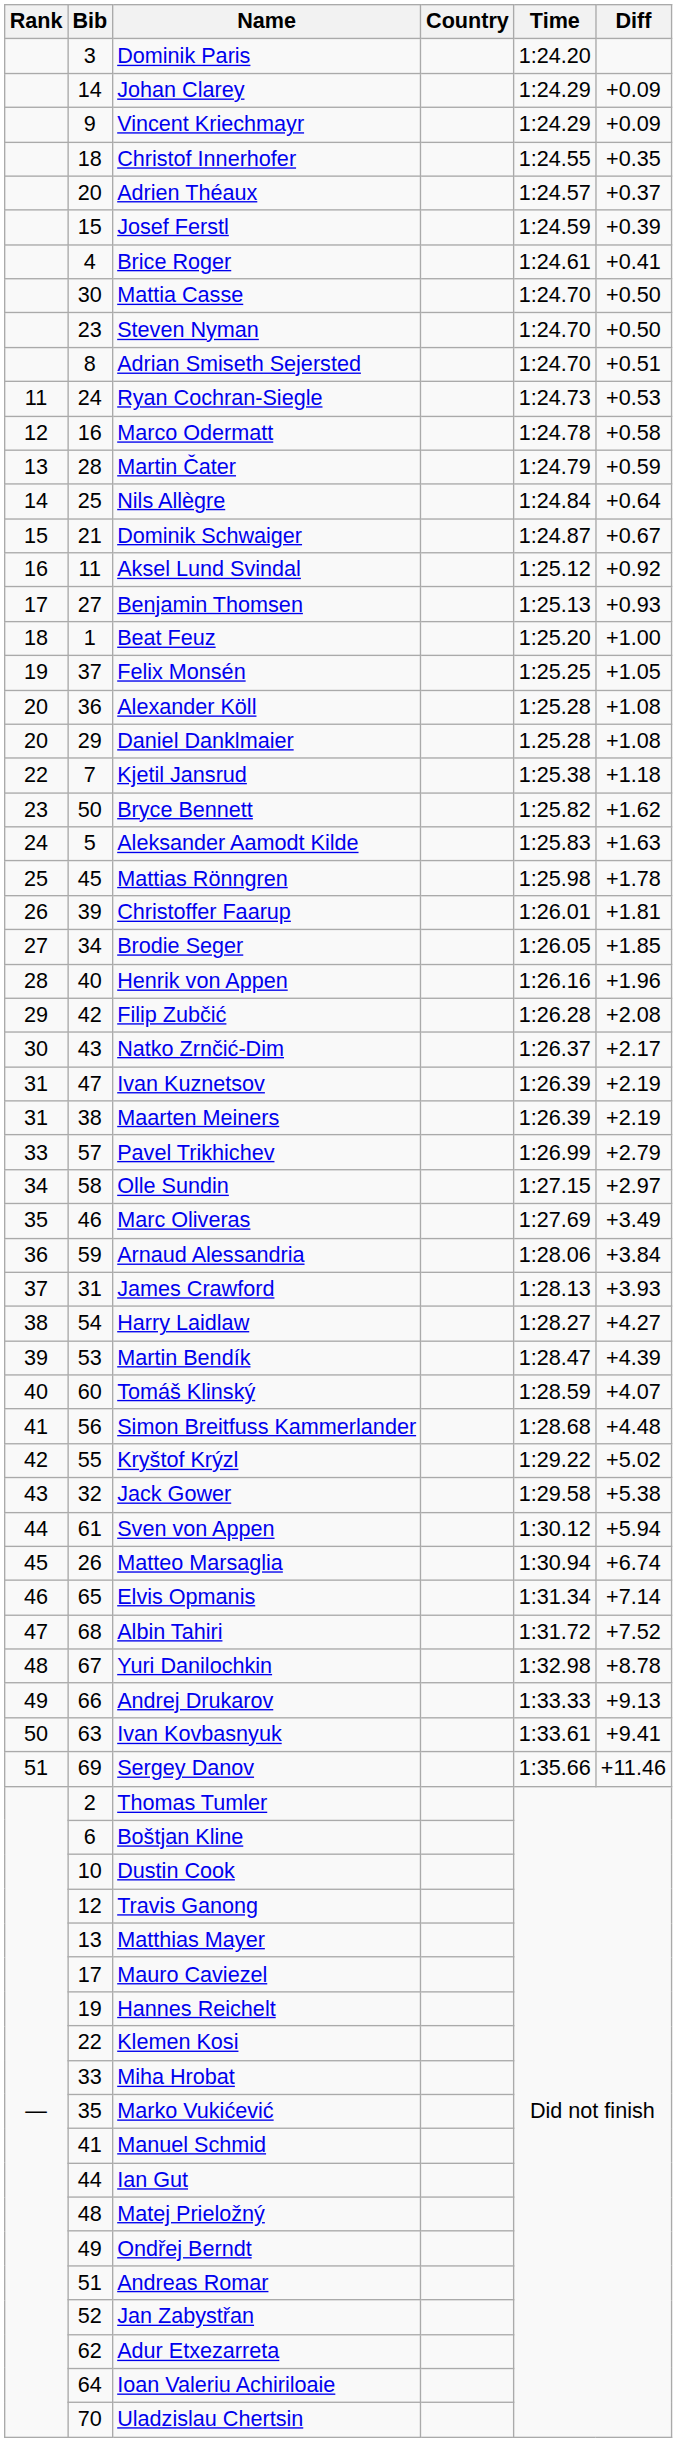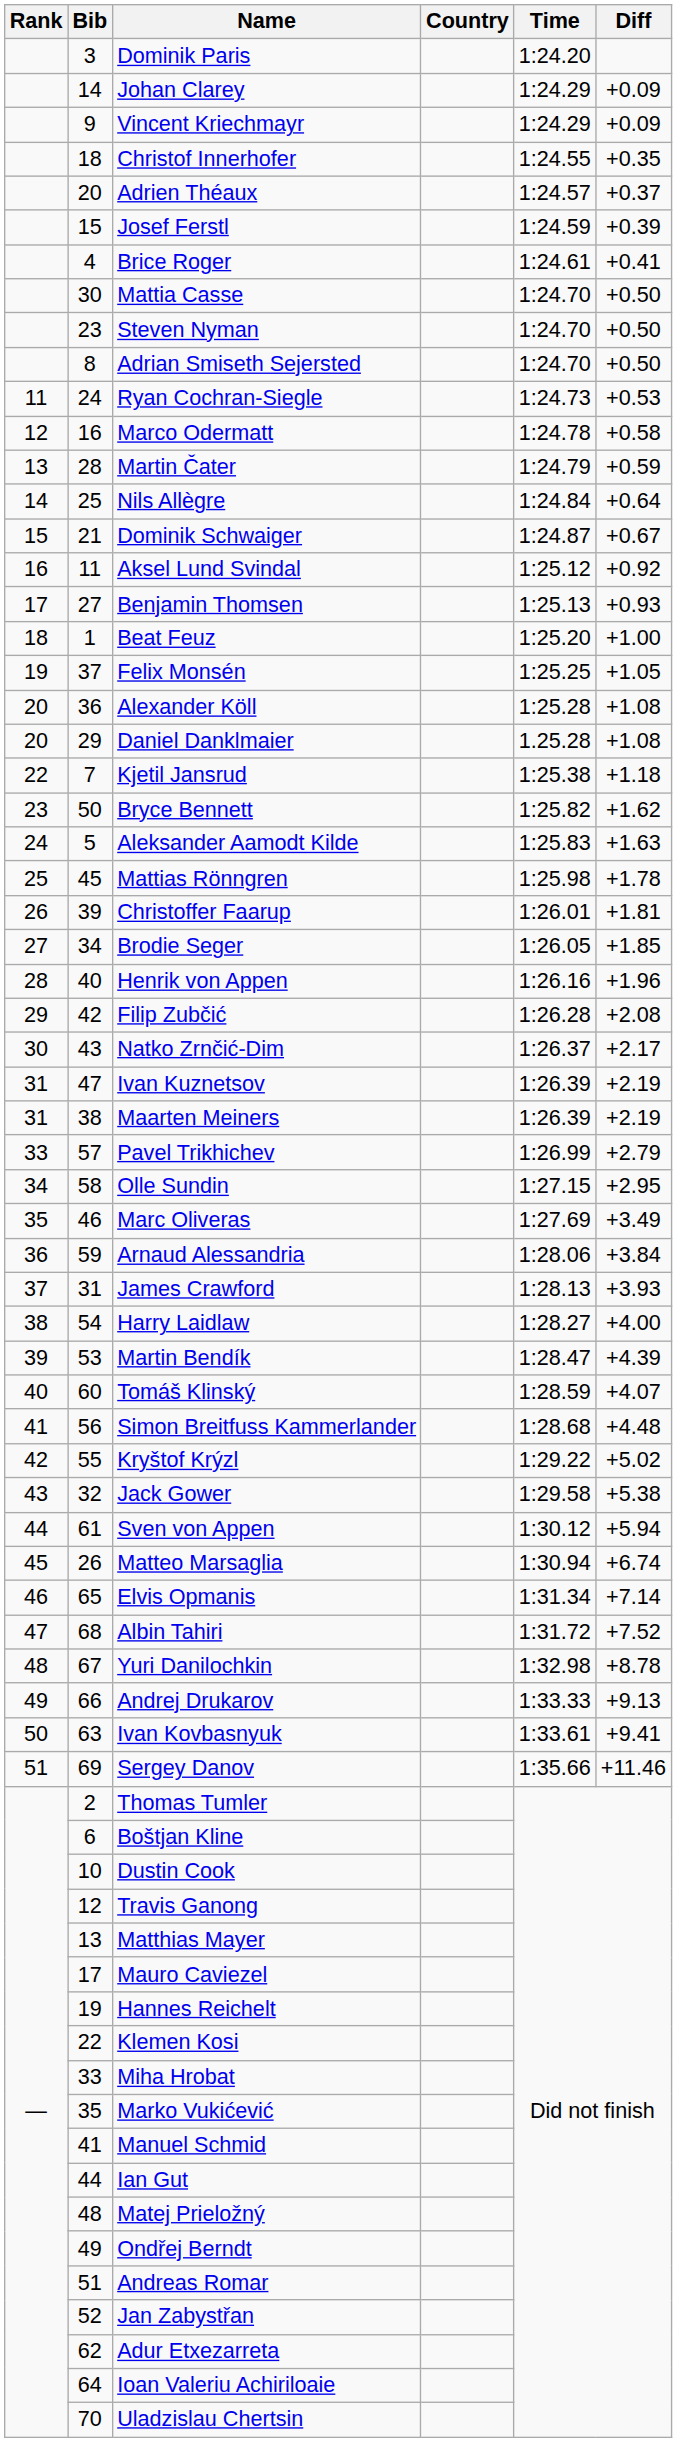(633, 364) +0.51 -> (633, 364) +0.50
(633, 1186) +2.97 -> (633, 1186) +2.95
(633, 1323) +4.27 -> (633, 1323) +4.00
